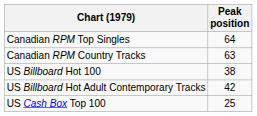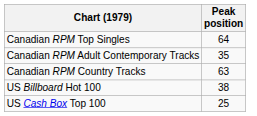+ row: (103, 55)
- row: (106, 87)
